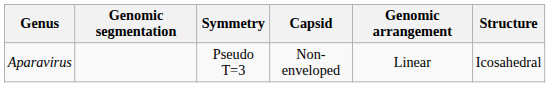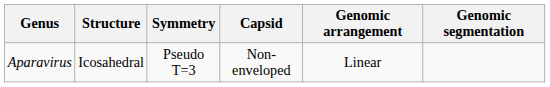columns swapped: (509, 23) <-> (136, 23)
